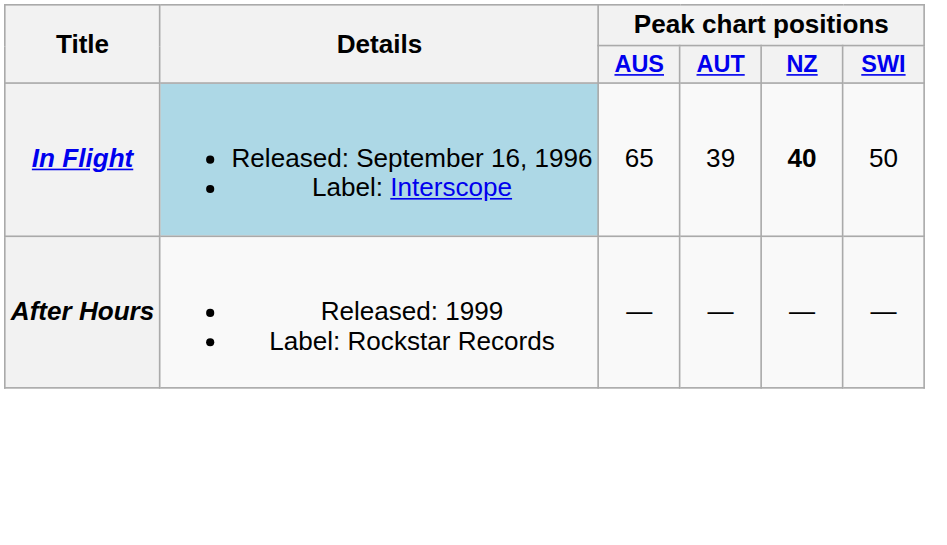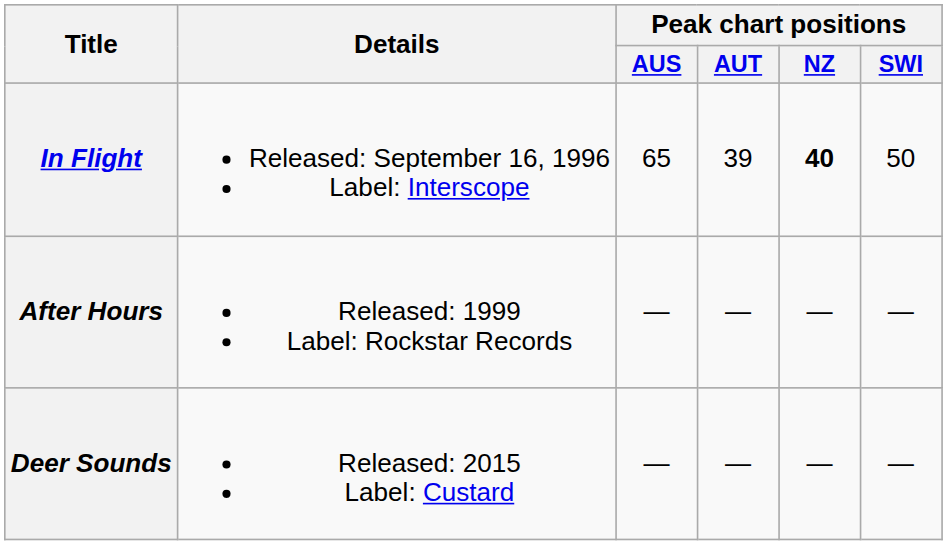(379, 174) lightblue background -> (397, 174) no background
+ row: (91, 463)
